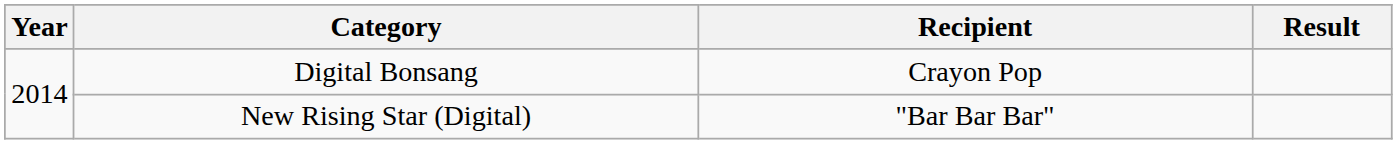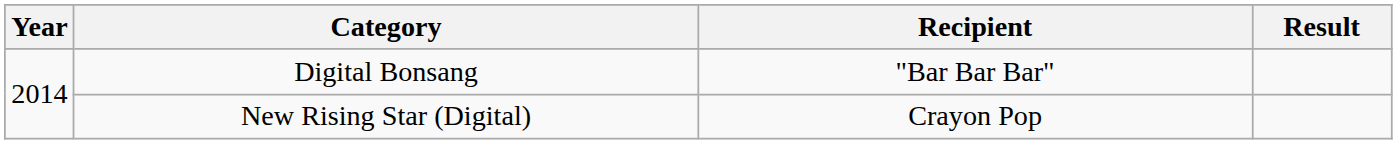(975, 71) Crayon Pop -> (975, 71) "Bar Bar Bar"
(975, 116) "Bar Bar Bar" -> (975, 116) Crayon Pop
